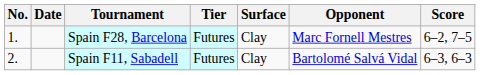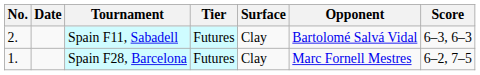rows swapped: (127, 37) <-> (123, 59)
